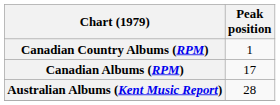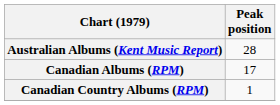rows swapped: (115, 89) <-> (115, 49)
